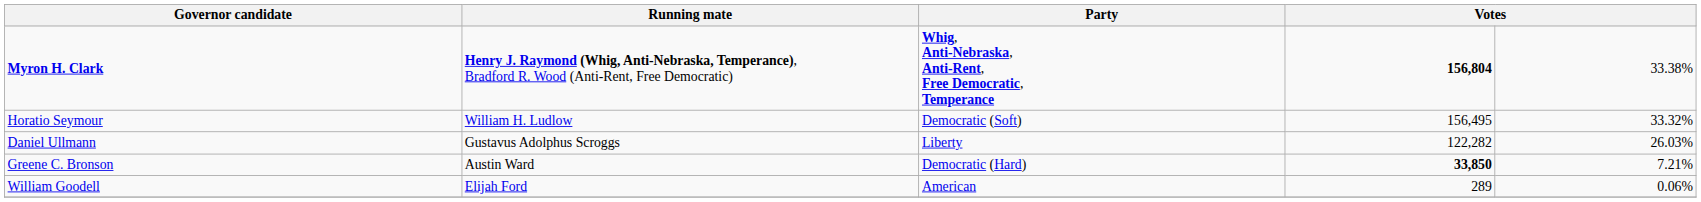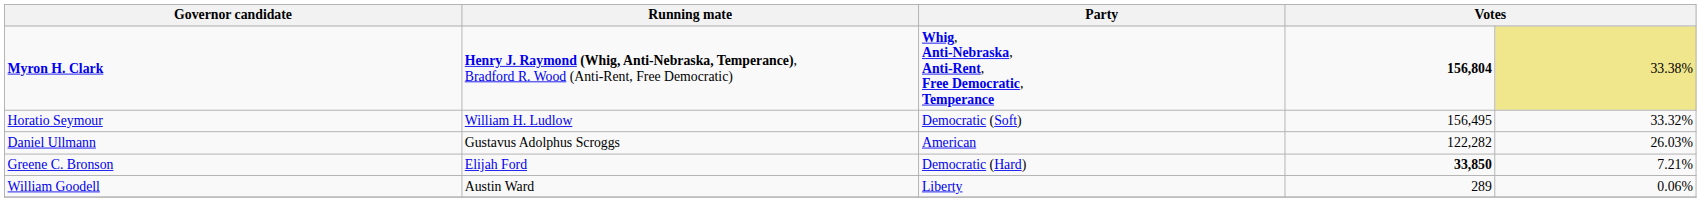(1672, 68) no background -> (1672, 68) khaki background
(942, 142) Liberty -> (949, 142) American
(499, 164) Austin Ward -> (496, 164) Elijah Ford
(496, 186) Elijah Ford -> (499, 186) Austin Ward
(949, 186) American -> (942, 186) Liberty
